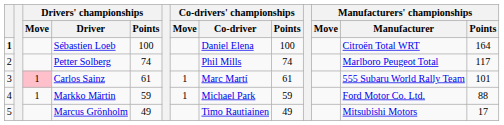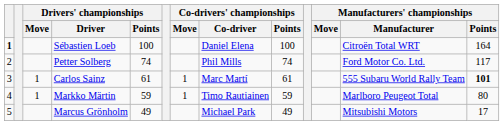(391, 62) Marlboro Peugeot Total -> (384, 62) Ford Motor Co. Ltd.
(37, 78) pink background -> (37, 78) no background
(483, 78) normal -> (483, 78) bold
(228, 95) Michael Park -> (235, 95) Timo Rautiainen
(384, 95) Ford Motor Co. Ltd. -> (391, 95) Marlboro Peugeot Total
(483, 95) 88 -> (483, 95) 80
(235, 112) Timo Rautiainen -> (228, 112) Michael Park
